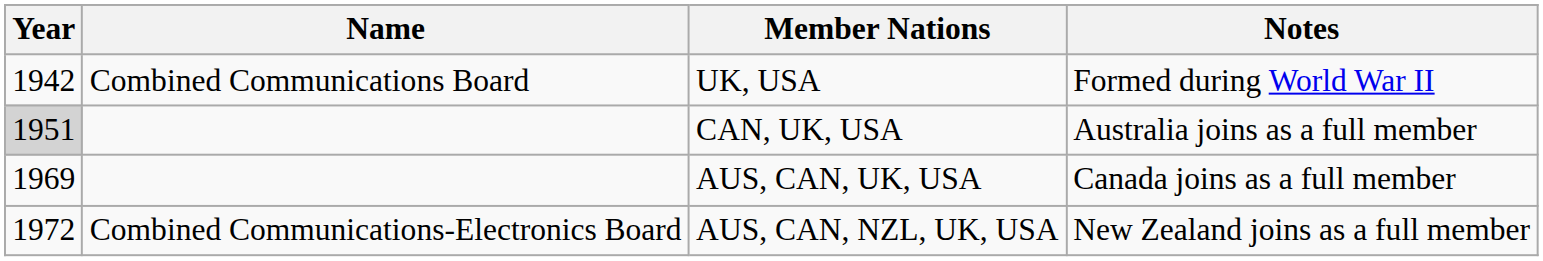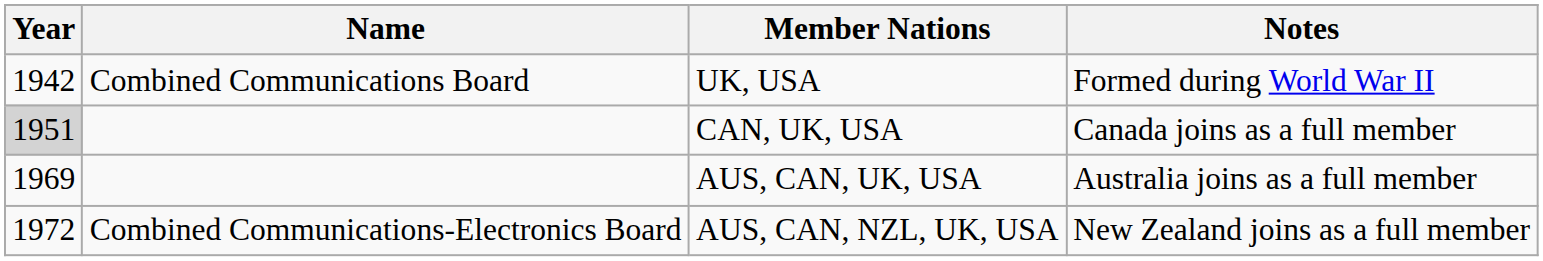(1275, 129) Australia joins as a full member -> (1264, 129) Canada joins as a full member
(1264, 179) Canada joins as a full member -> (1275, 179) Australia joins as a full member
